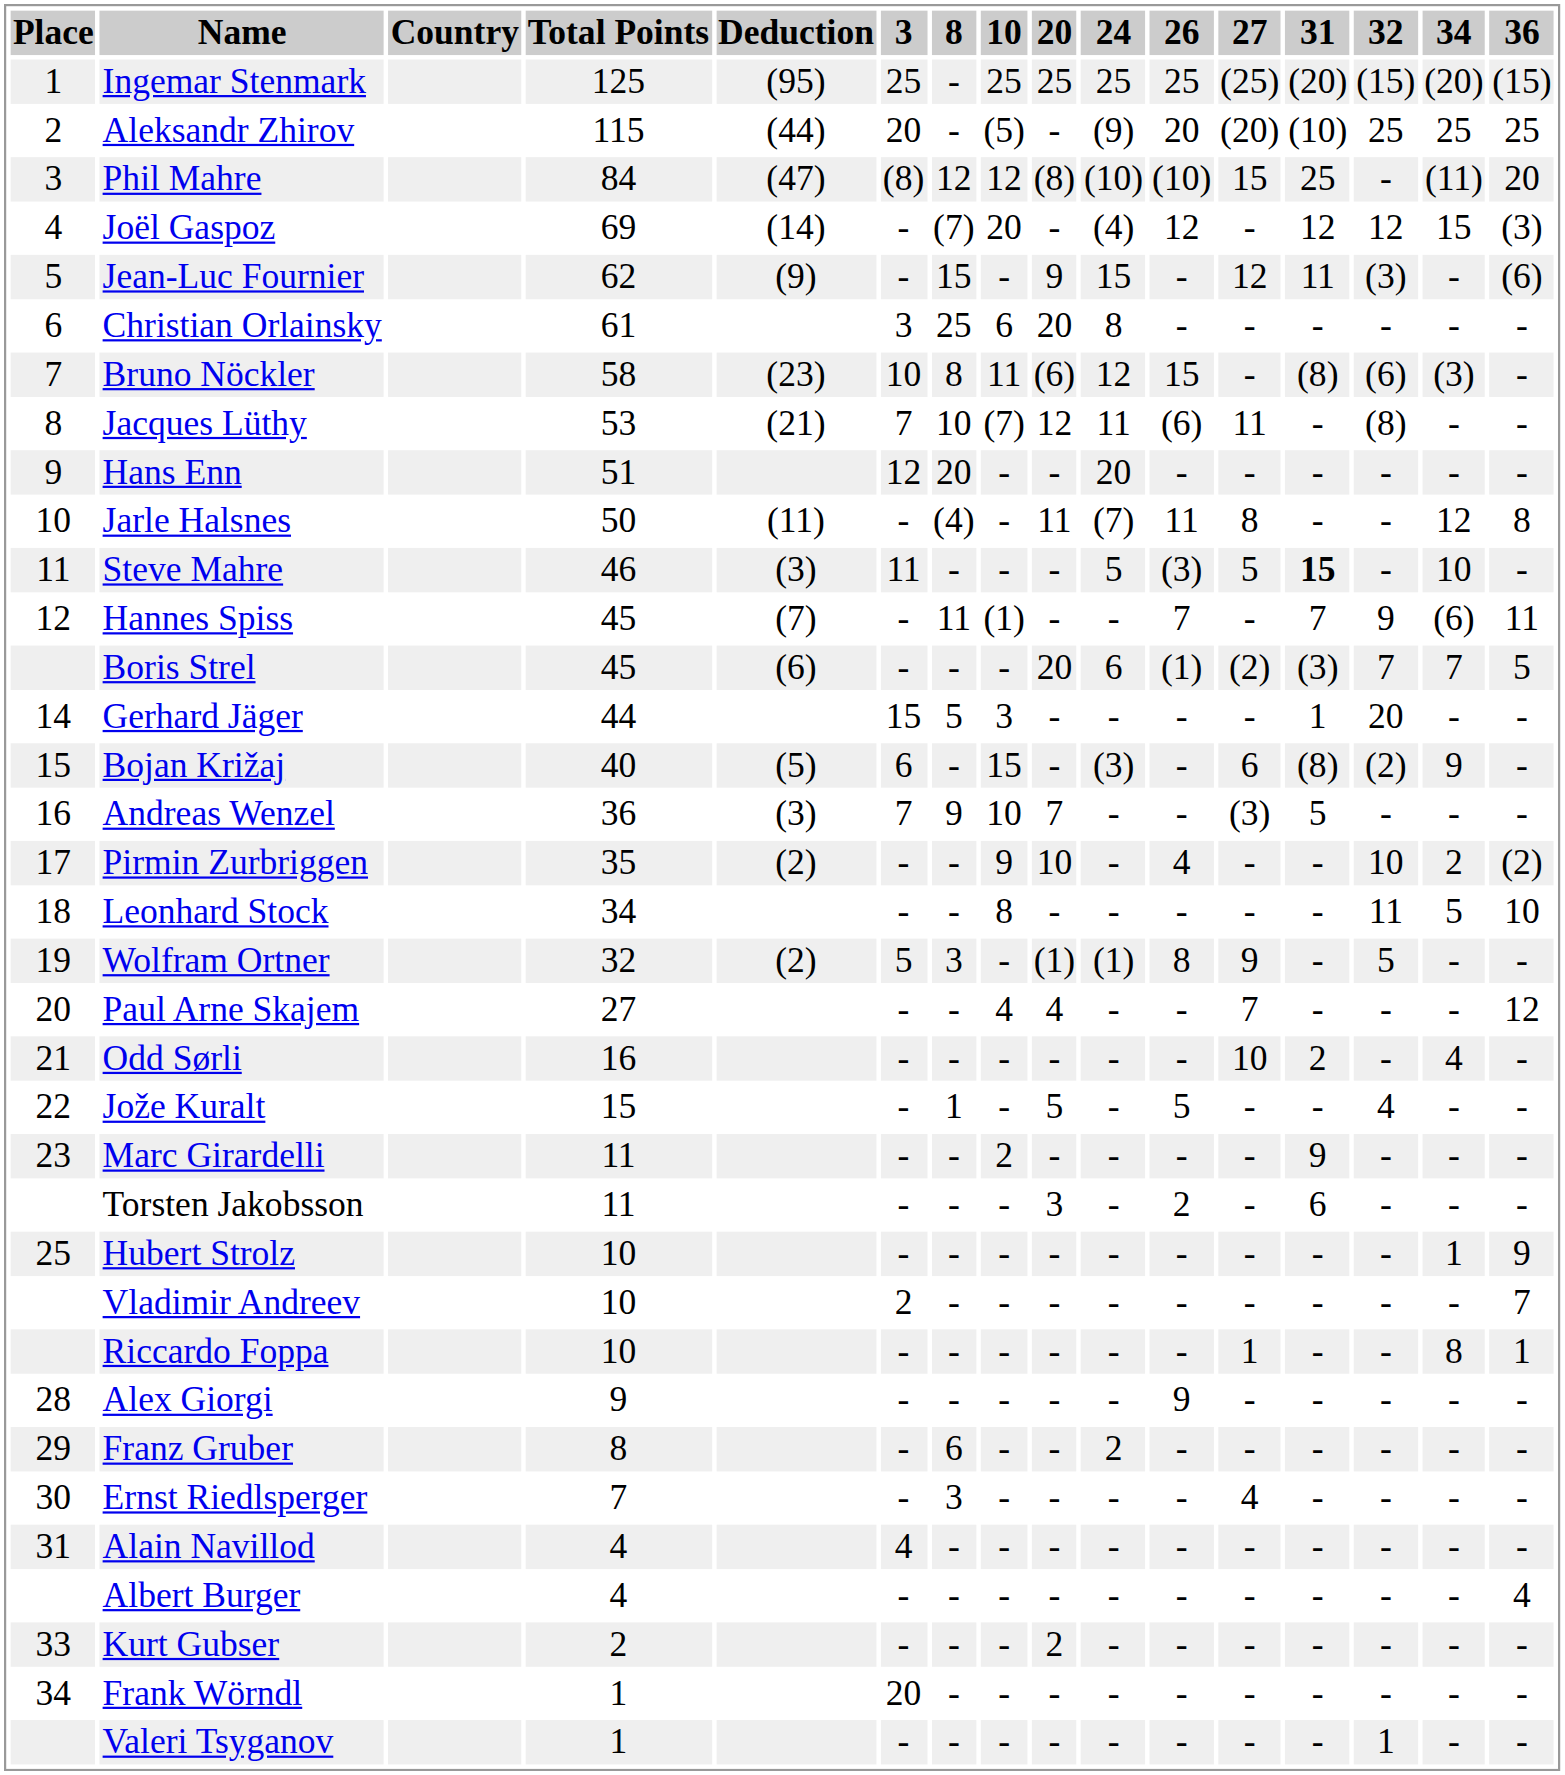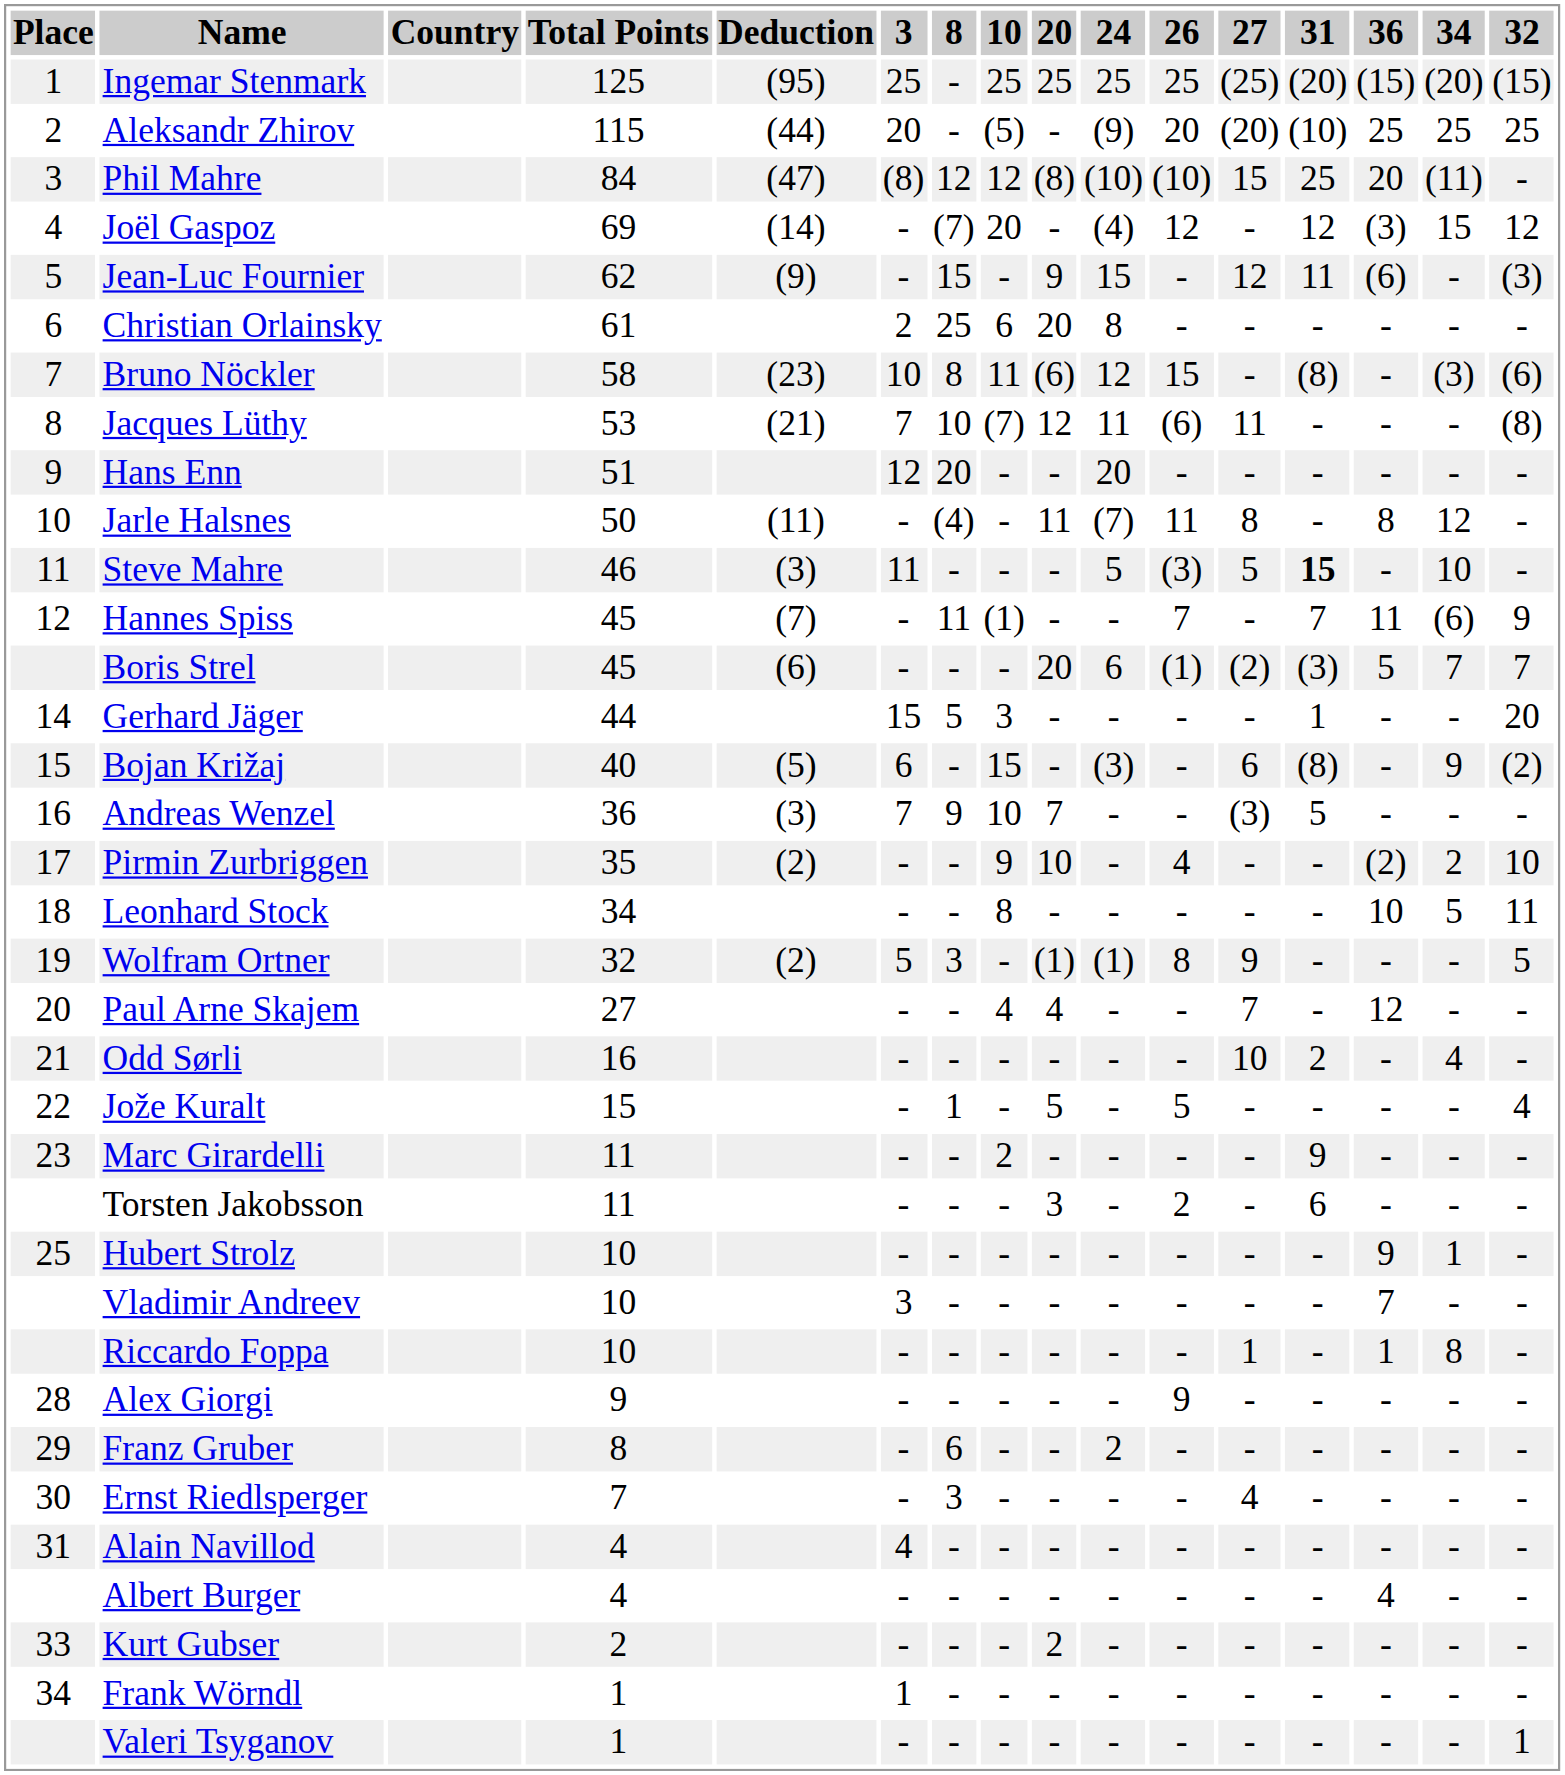columns swapped: (1386, 32) <-> (1522, 32)
(904, 325) 3 -> (904, 325) 2
(904, 1302) 2 -> (904, 1302) 3
(904, 1692) 20 -> (904, 1692) 1
